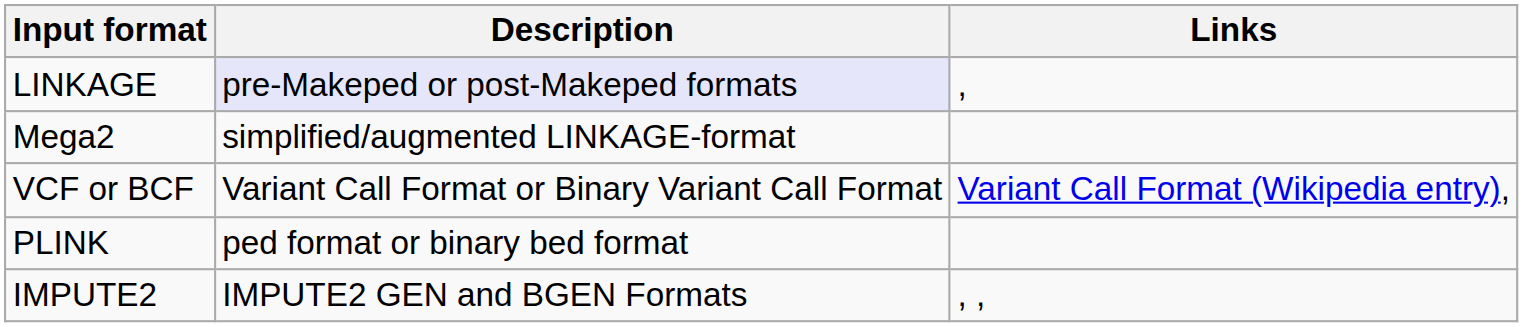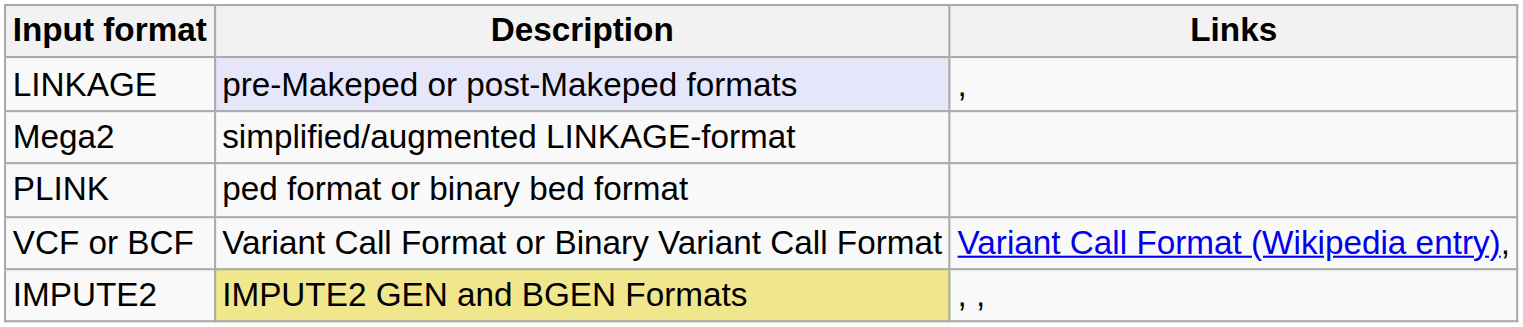rows swapped: (61, 242) <-> (103, 189)
(485, 294) no background -> (485, 294) khaki background
